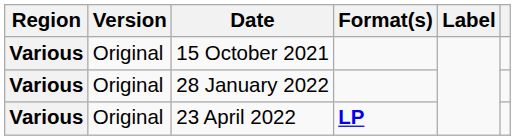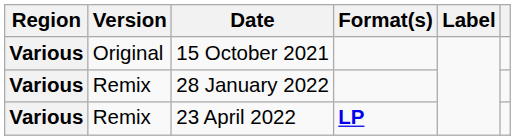(128, 85) Original -> (122, 85) Remix
(128, 118) Original -> (122, 118) Remix
